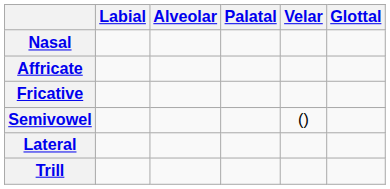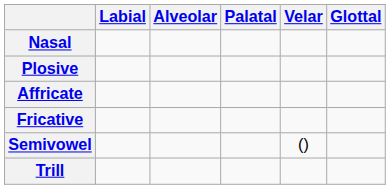+ row: (50, 68)
- row: (50, 145)
